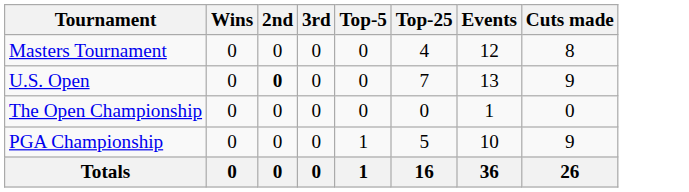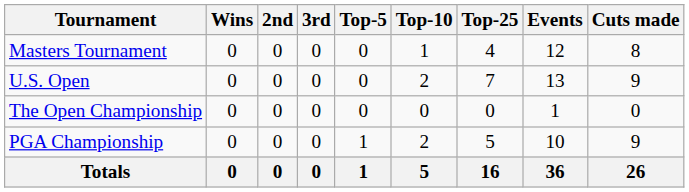+ column: (424, 19)
(278, 80) bold -> (278, 80) normal
